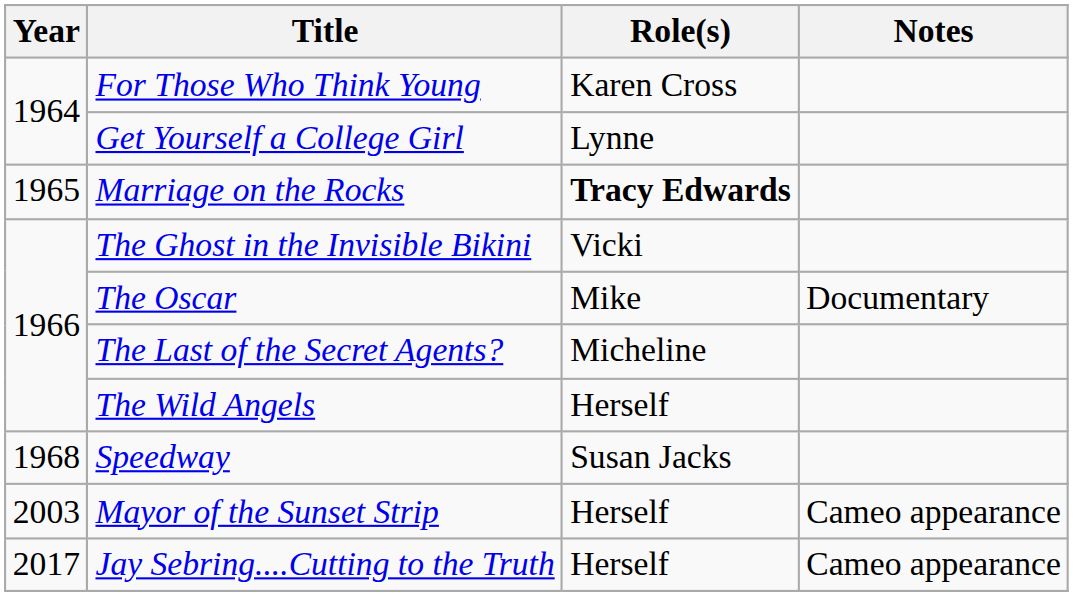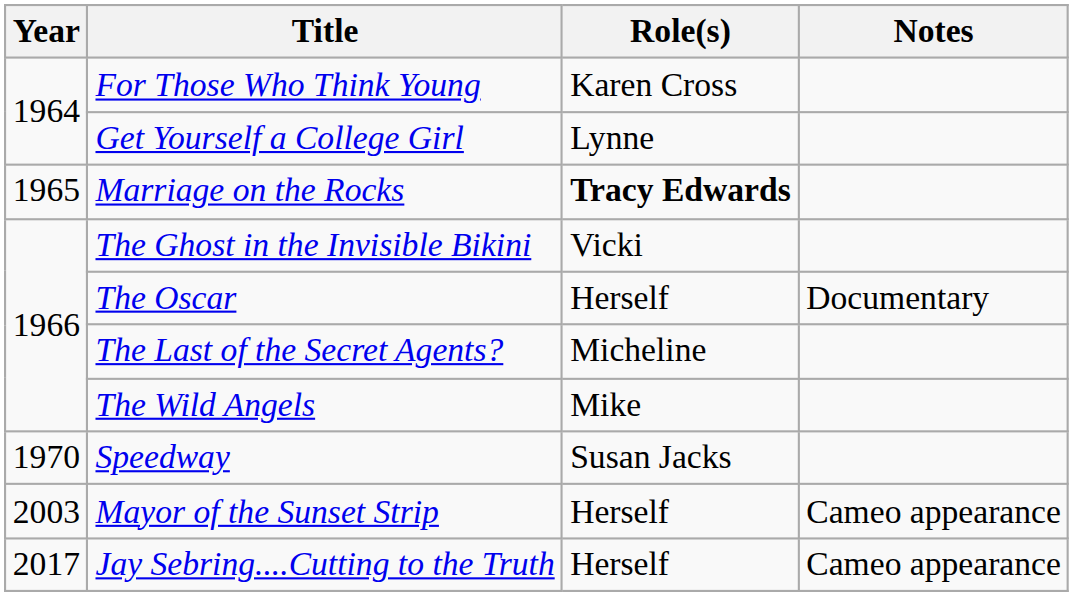(606, 297) Mike -> (620, 297) Herself
(620, 404) Herself -> (606, 404) Mike
(46, 457) 1968 -> (46, 457) 1970
